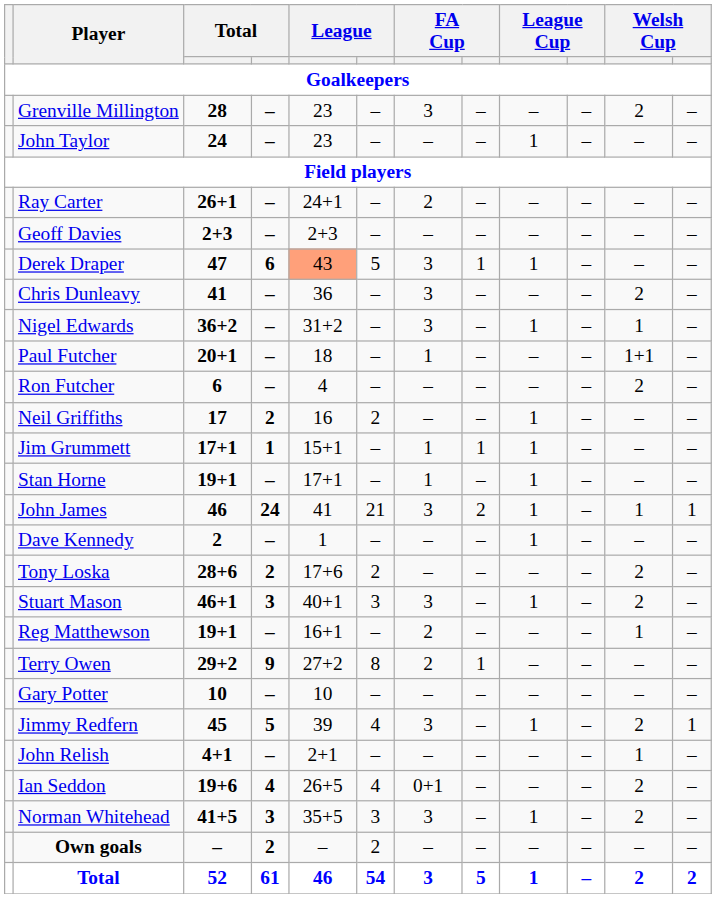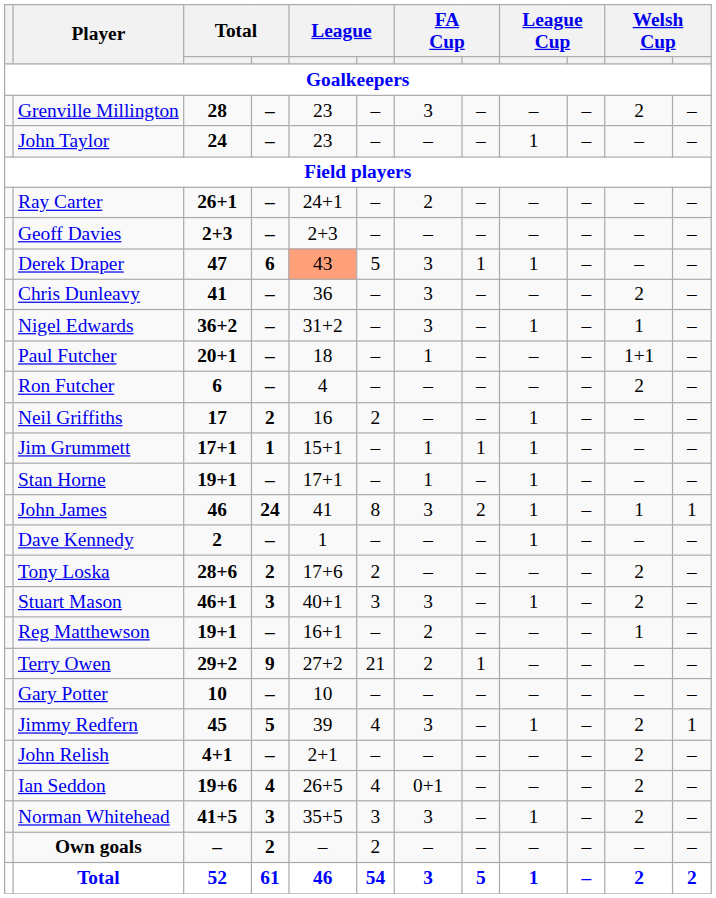(375, 509) 21 -> (375, 509) 8
(375, 663) 8 -> (375, 663) 21
(639, 755) 1 -> (639, 755) 2
